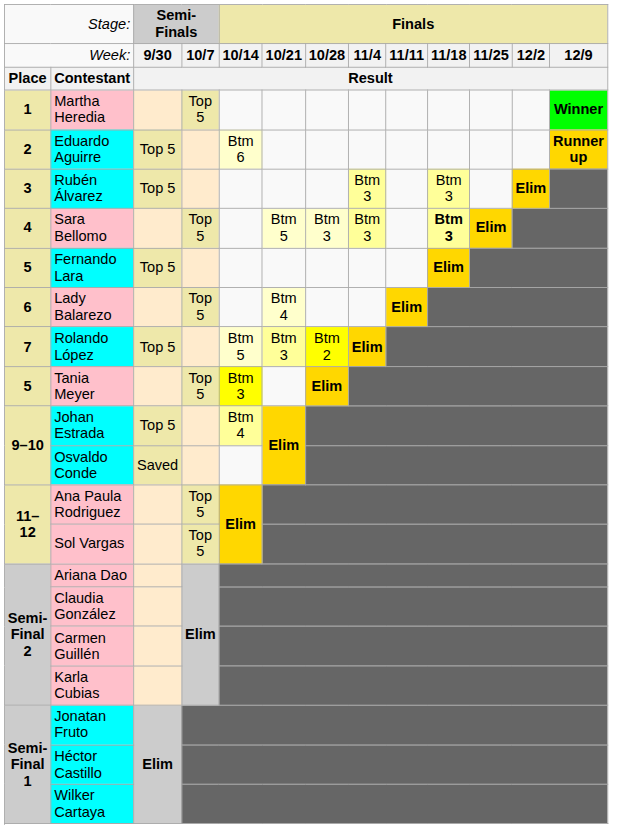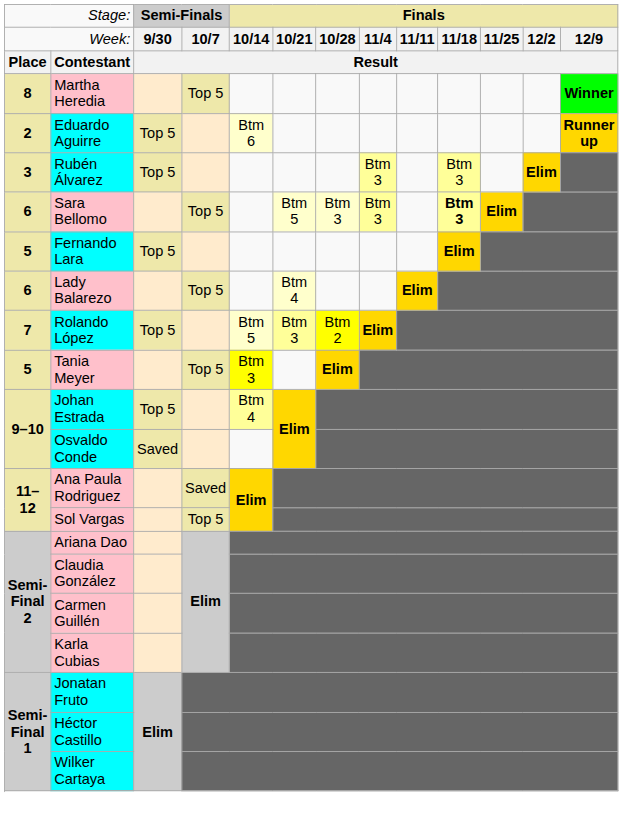(28, 109) 1 -> (28, 93) 8
(28, 228) 4 -> (28, 211) 6
(200, 504) Top 5 -> (206, 488) Saved
